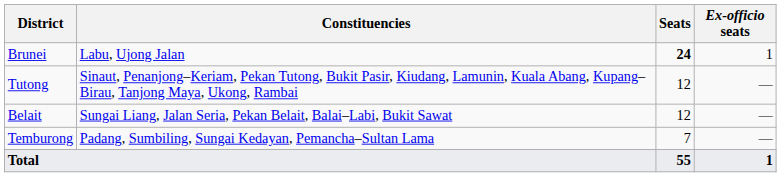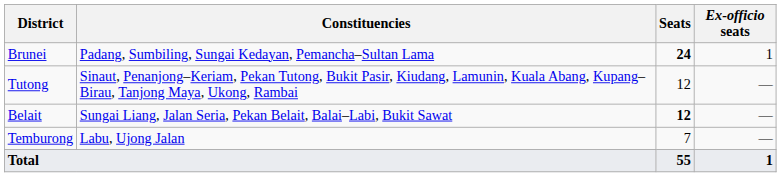(132, 54) Labu, Ujong Jalan -> (257, 54) Padang, Sumbiling, Sungai Kedayan, Pemancha–Sultan Lama
(684, 115) normal -> (684, 115) bold
(257, 138) Padang, Sumbiling, Sungai Kedayan, Pemancha–Sultan Lama -> (132, 138) Labu, Ujong Jalan
